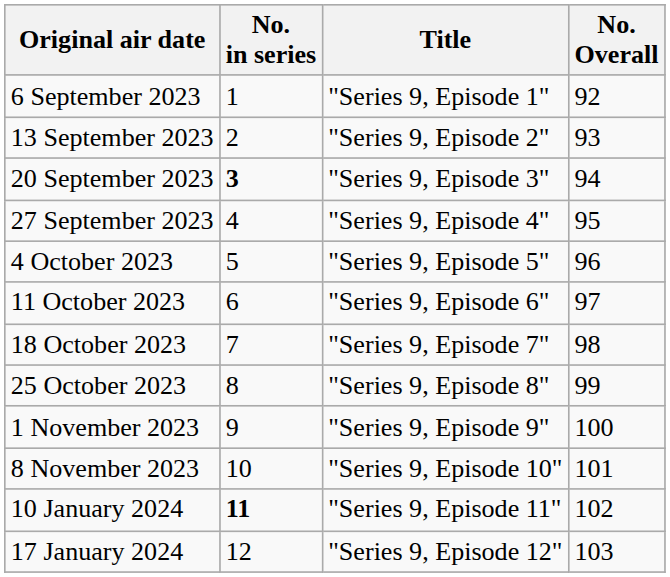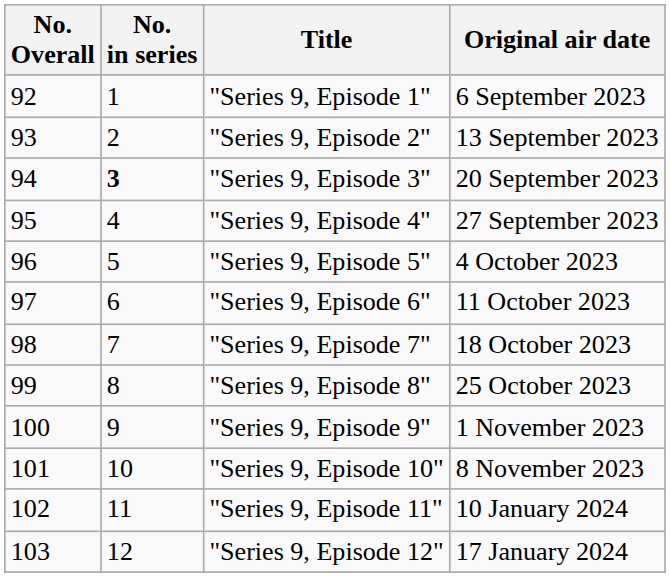columns swapped: (617, 39) <-> (112, 39)
(238, 509) bold -> (119, 509) normal
